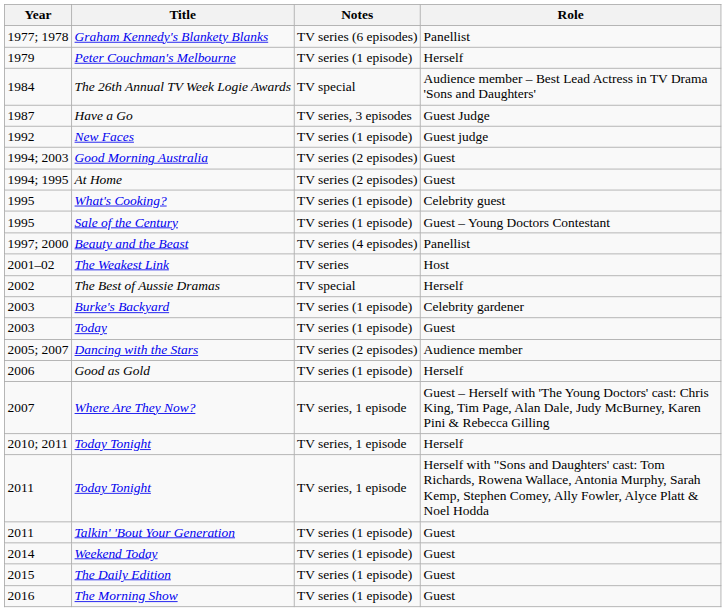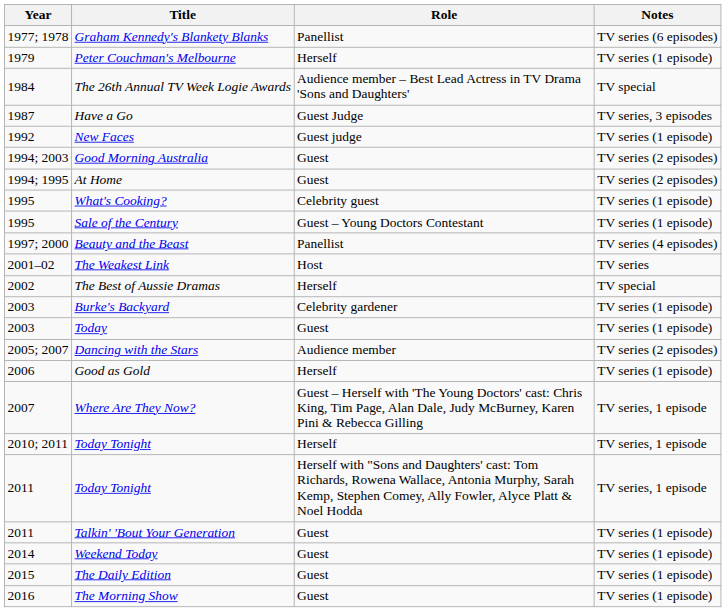columns swapped: (571, 15) <-> (357, 15)
